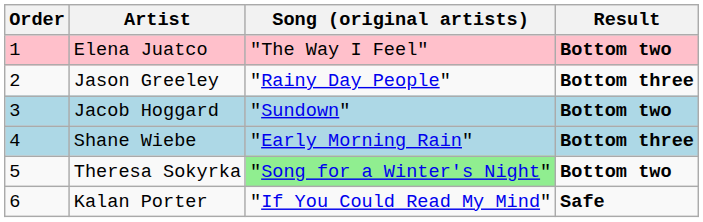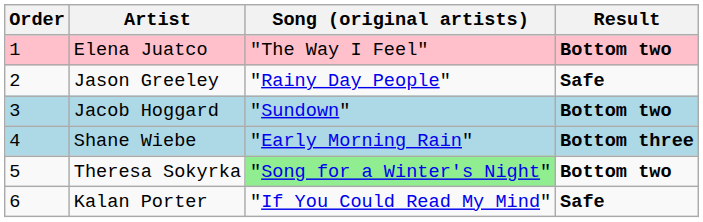(627, 80) Bottom three -> (582, 80) Safe
